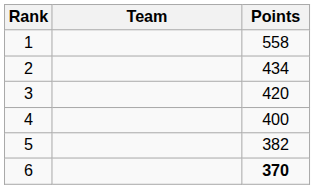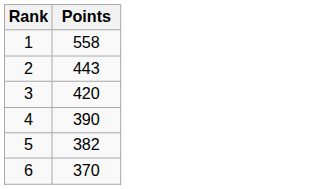- column: (147, 17)
(276, 68) 434 -> (86, 68) 443
(276, 119) 400 -> (86, 119) 390
(276, 171) bold -> (86, 171) normal
